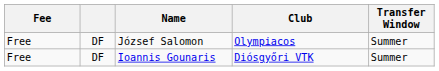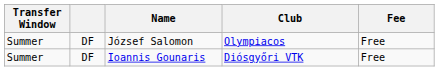columns swapped: (401, 19) <-> (42, 19)
